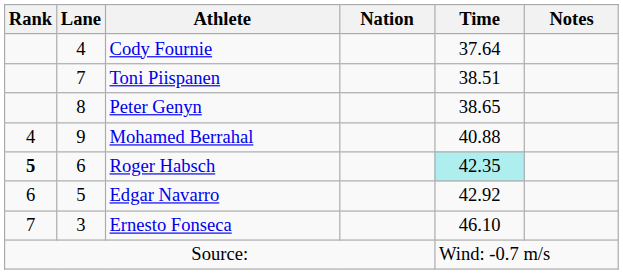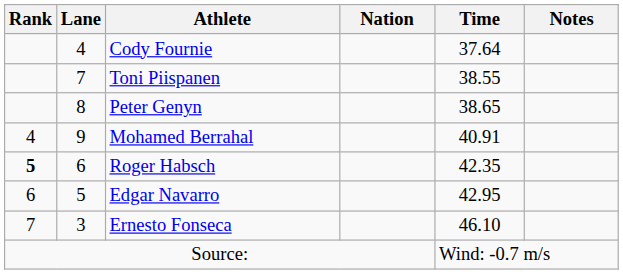(480, 78) 38.51 -> (480, 78) 38.55
(480, 136) 40.88 -> (480, 136) 40.91
(480, 166) paleturquoise background -> (480, 166) no background
(480, 195) 42.92 -> (480, 195) 42.95
